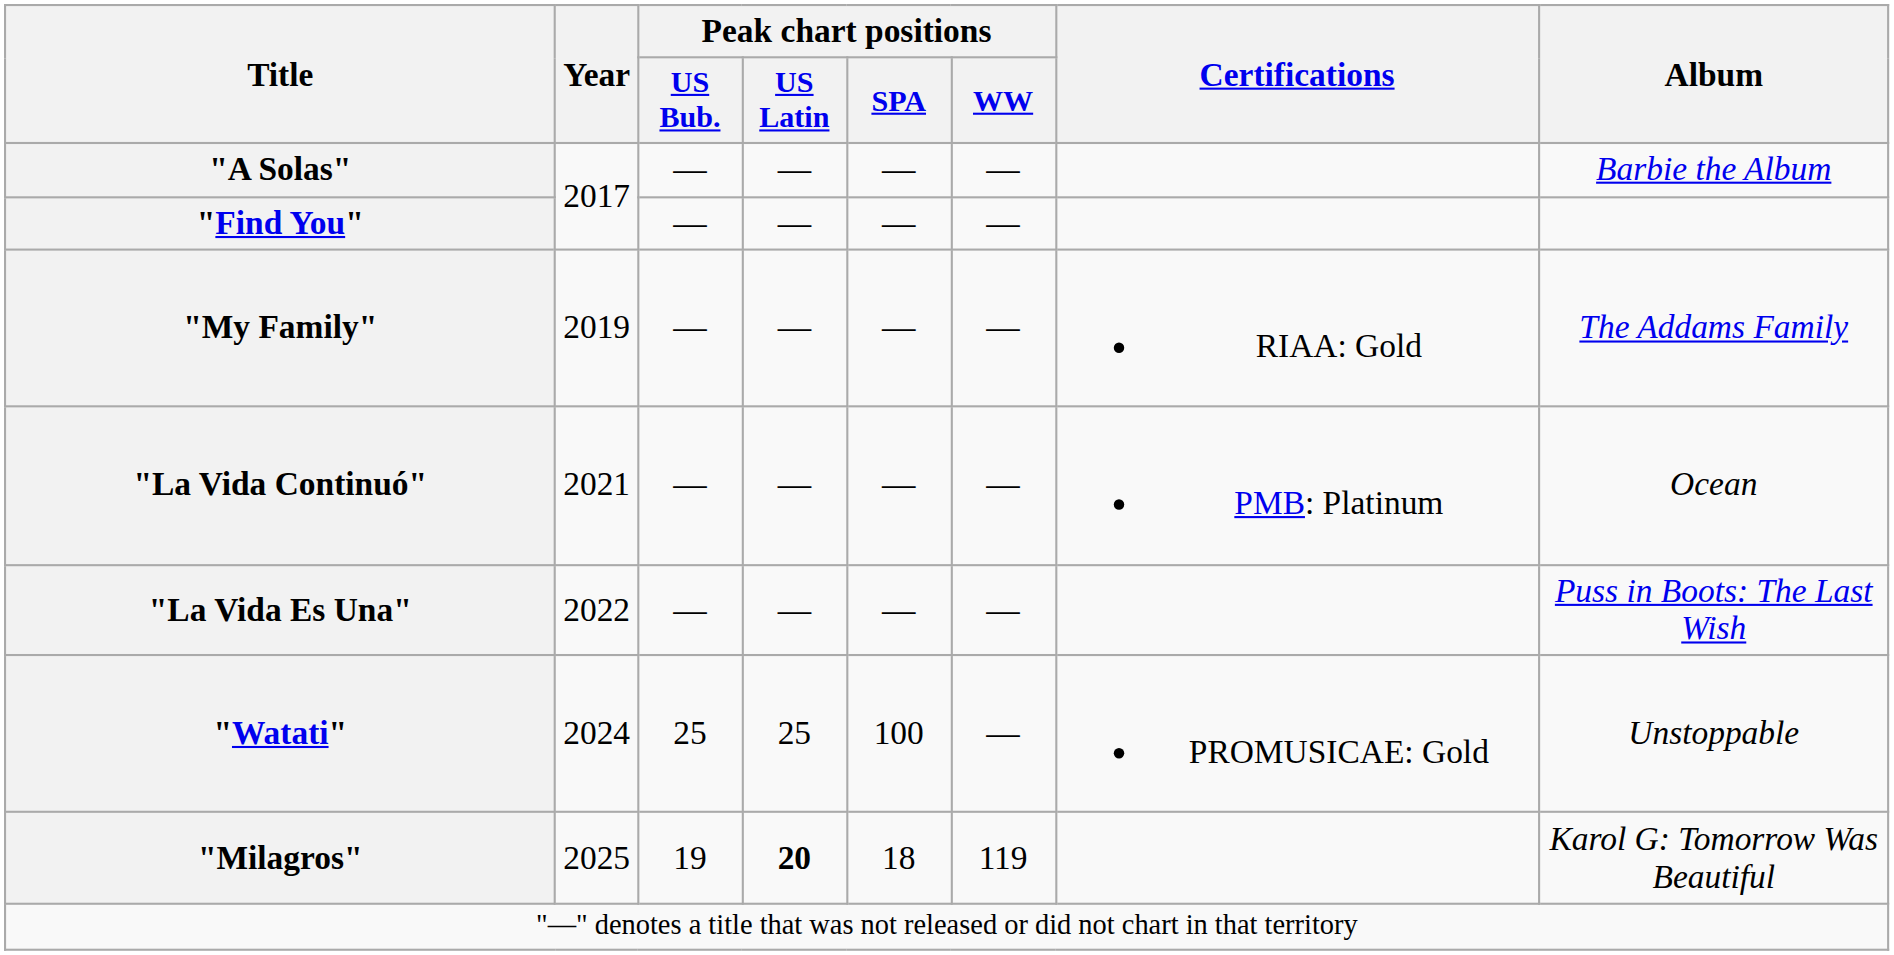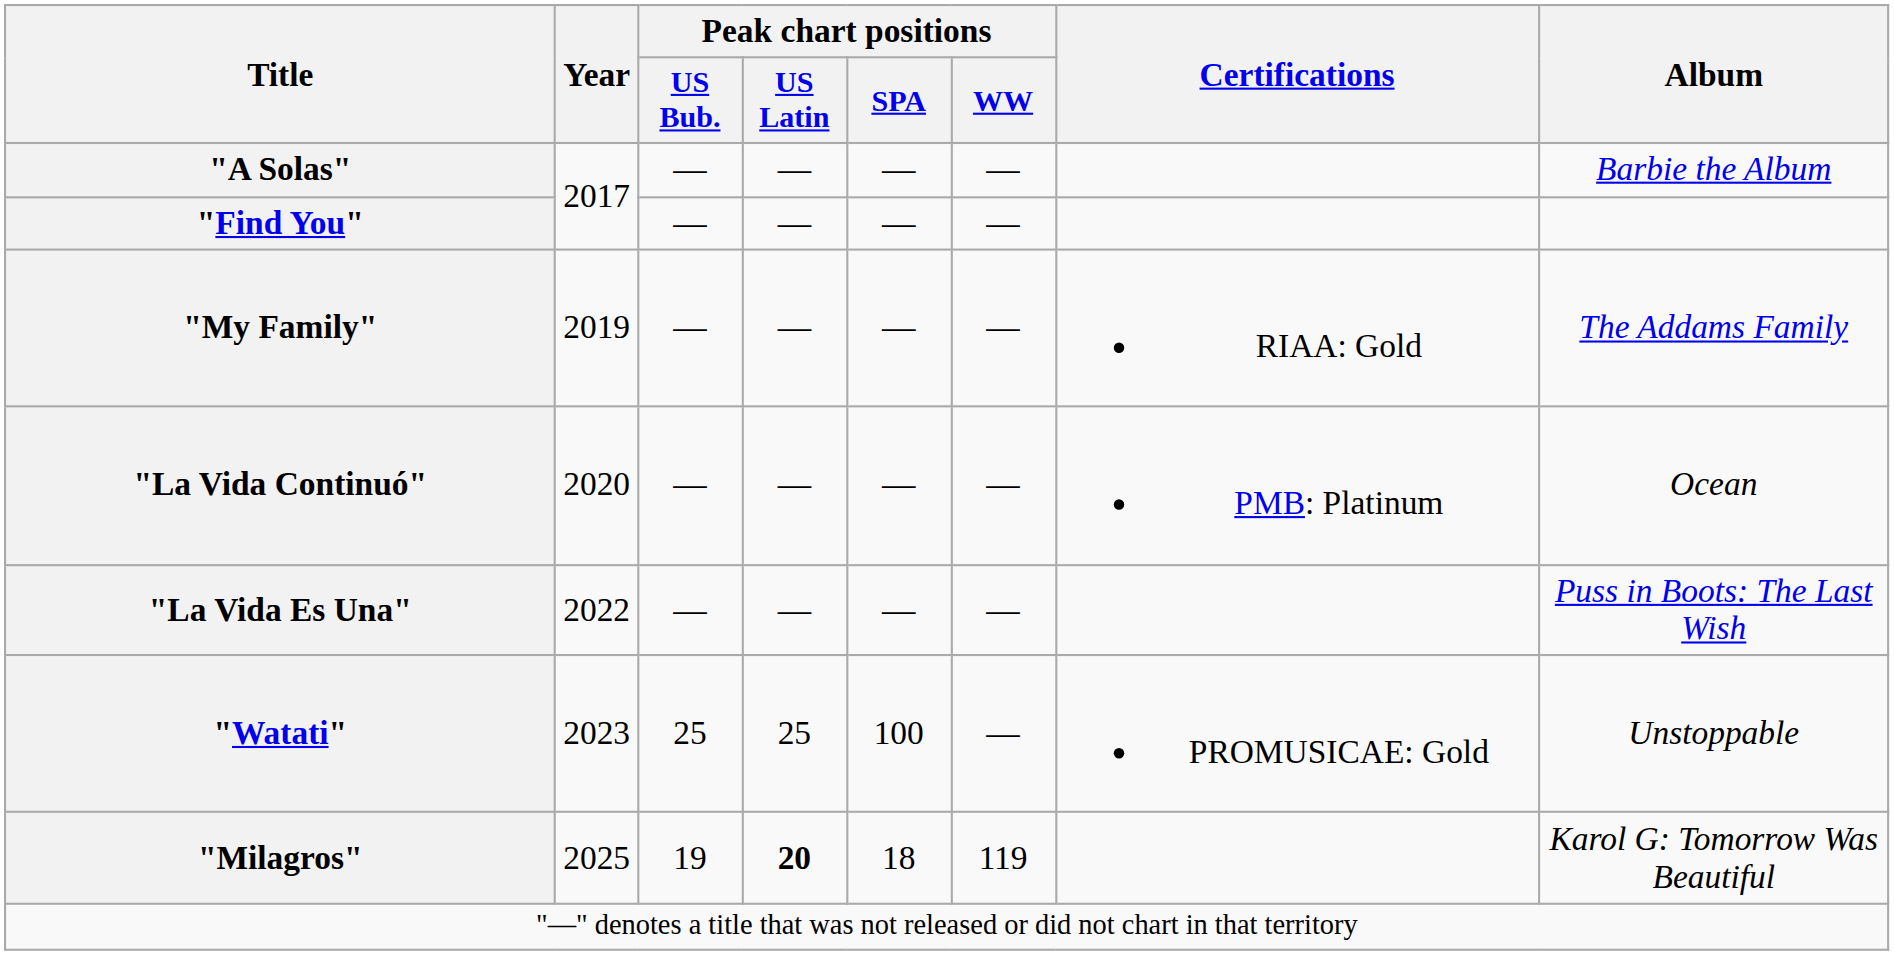(597, 485) 2021 -> (597, 485) 2020
(597, 733) 2024 -> (597, 733) 2023
